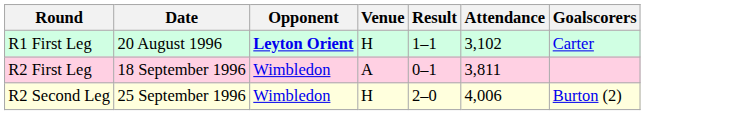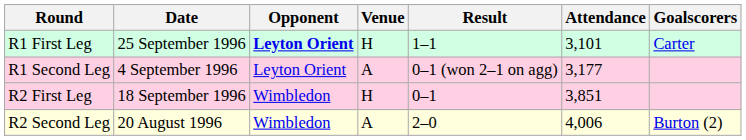(170, 43) 20 August 1996 -> (182, 43) 25 September 1996
(483, 43) 3,102 -> (584, 43) 3,101
+ row: (59, 69)
(367, 69) A -> (367, 95) H
(483, 69) 3,811 -> (584, 95) 3,851
(182, 95) 25 September 1996 -> (170, 122) 20 August 1996
(367, 95) H -> (367, 122) A
